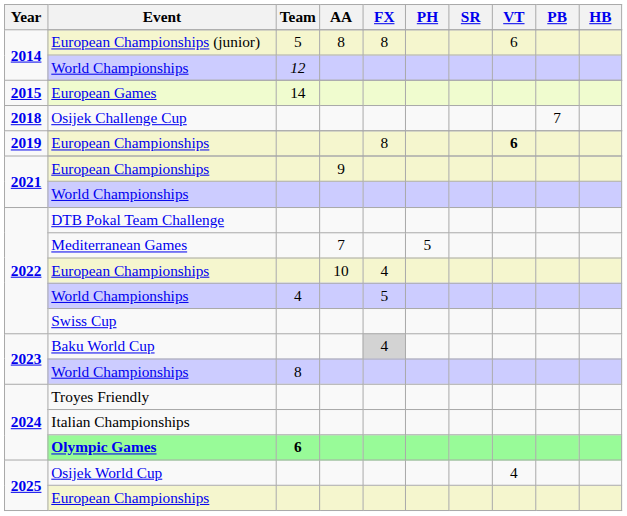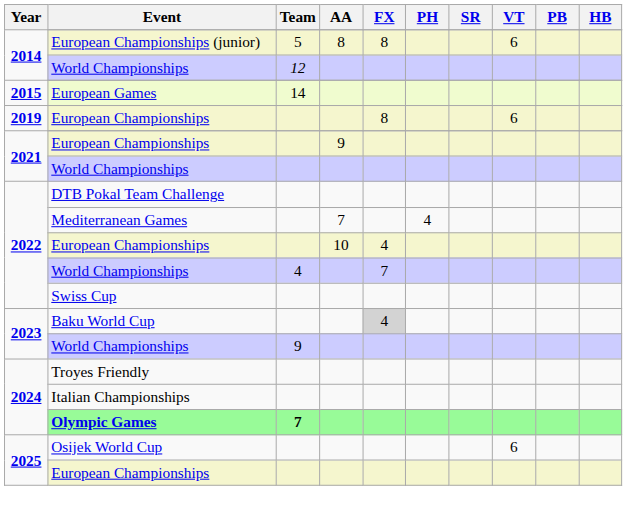- row: (26, 118)
(514, 143) bold -> (514, 118) normal
(427, 245) 5 -> (427, 219) 4
(384, 295) 5 -> (384, 270) 7
(298, 371) 8 -> (298, 346) 9
(298, 447) 6 -> (298, 422) 7
(514, 472) 4 -> (514, 447) 6
